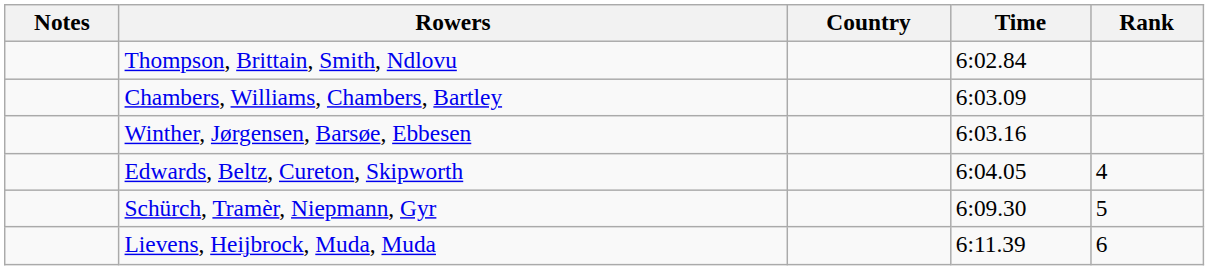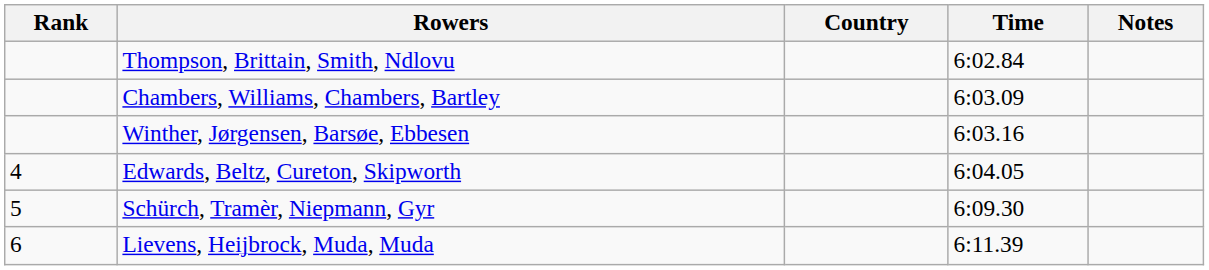columns swapped: (1147, 23) <-> (62, 23)
